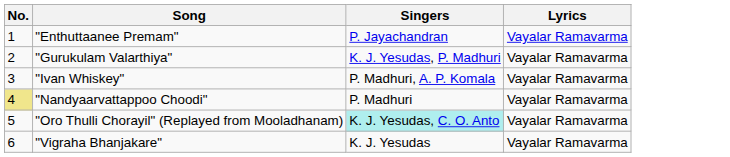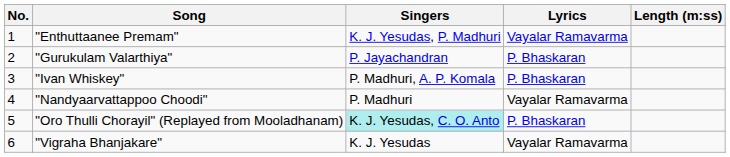+ column: (678, 15)
(399, 36) P. Jayachandran -> (425, 36) K. J. Yesudas, P. Madhuri
(425, 58) K. J. Yesudas, P. Madhuri -> (399, 58) P. Jayachandran
(567, 58) Vayalar Ramavarma -> (546, 58) P. Bhaskaran
(567, 79) Vayalar Ramavarma -> (546, 79) P. Bhaskaran
(11, 100) khaki background -> (11, 100) no background
(567, 121) Vayalar Ramavarma -> (546, 121) P. Bhaskaran
